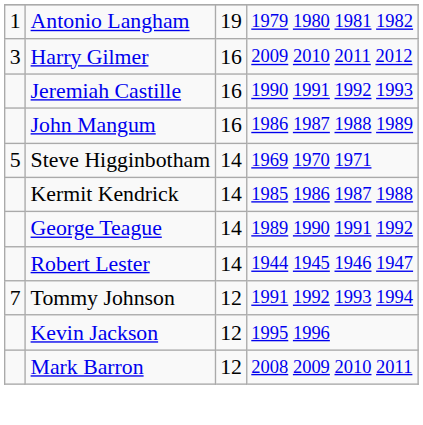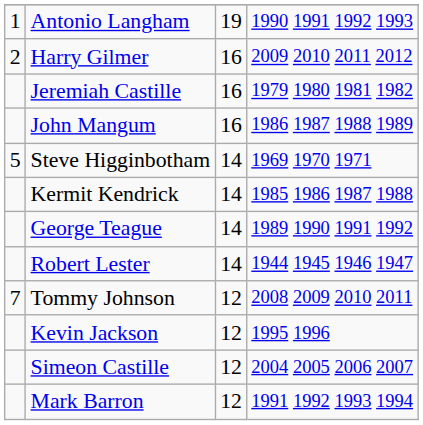(332, 21) 1979 1980 1981 1982 -> (332, 21) 1990 1991 1992 1993
(15, 56) 3 -> (15, 56) 2
(332, 90) 1990 1991 1992 1993 -> (332, 90) 1979 1980 1981 1982
(332, 297) 1991 1992 1993 1994 -> (332, 297) 2008 2009 2010 2011
+ row: (100, 366)
(332, 366) 2008 2009 2010 2011 -> (332, 401) 1991 1992 1993 1994
